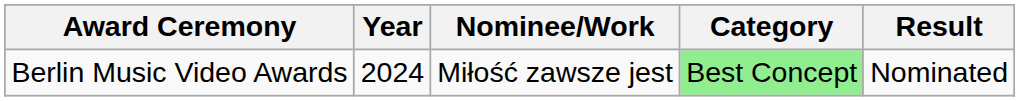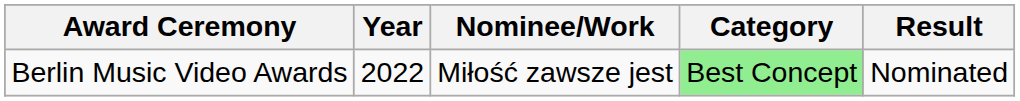(392, 72) 2024 -> (392, 72) 2022
